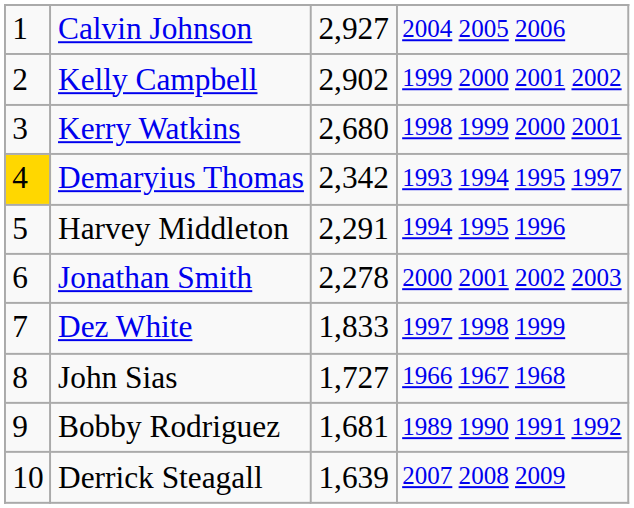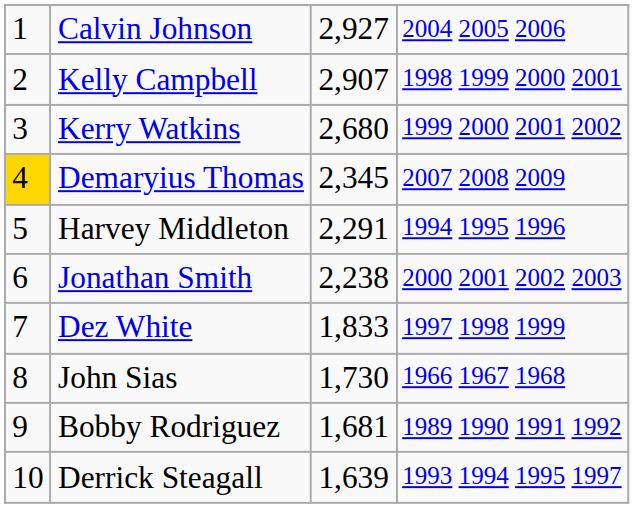(354, 79) 2,902 -> (354, 79) 2,907
(512, 79) 1999 2000 2001 2002 -> (512, 79) 1998 1999 2000 2001
(512, 128) 1998 1999 2000 2001 -> (512, 128) 1999 2000 2001 2002
(354, 178) 2,342 -> (354, 178) 2,345
(512, 178) 1993 1994 1995 1997 -> (484, 178) 2007 2008 2009
(354, 278) 2,278 -> (354, 278) 2,238
(354, 377) 1,727 -> (354, 377) 1,730
(484, 476) 2007 2008 2009 -> (512, 476) 1993 1994 1995 1997
